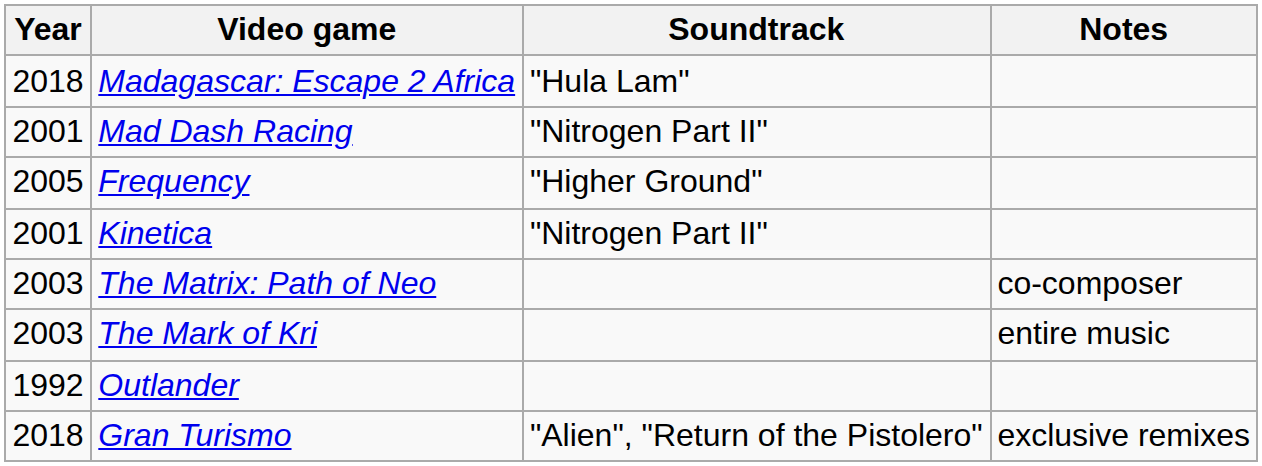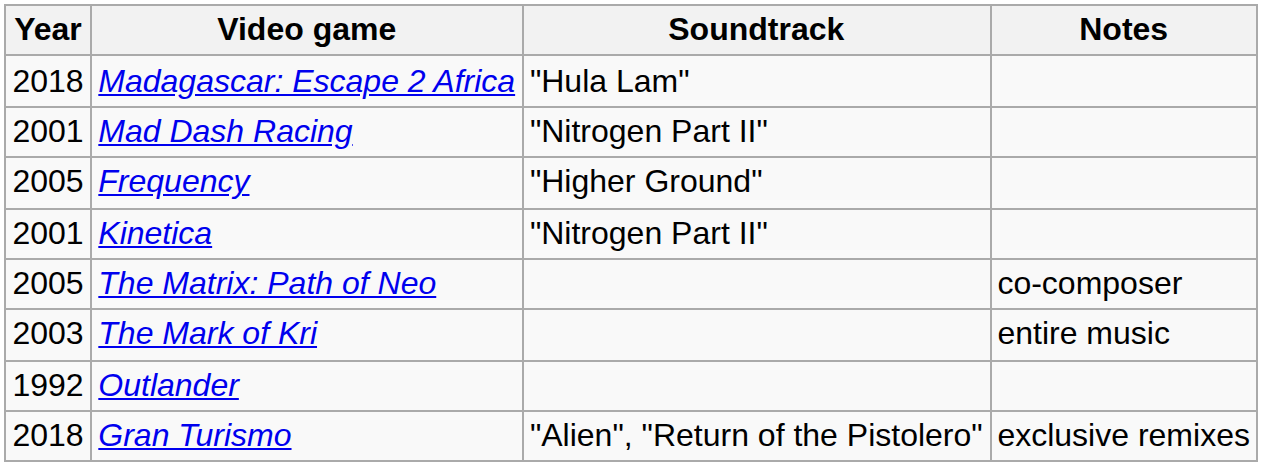(48, 283) 2003 -> (48, 283) 2005
